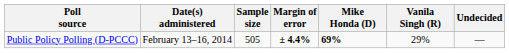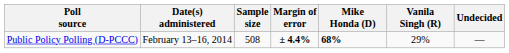(253, 39) 505 -> (253, 39) 508
(331, 39) 69% -> (331, 39) 68%
